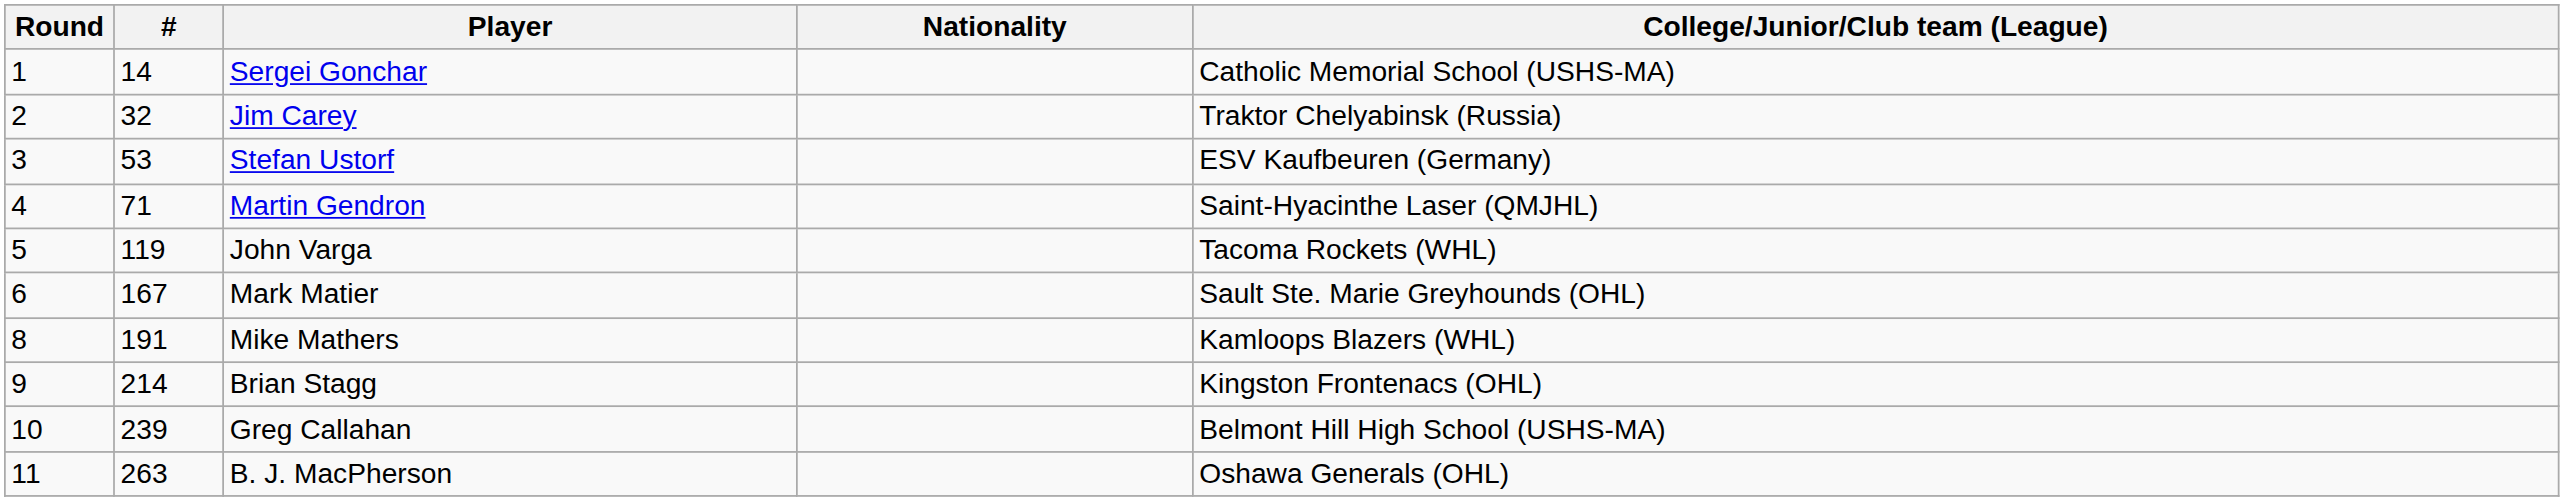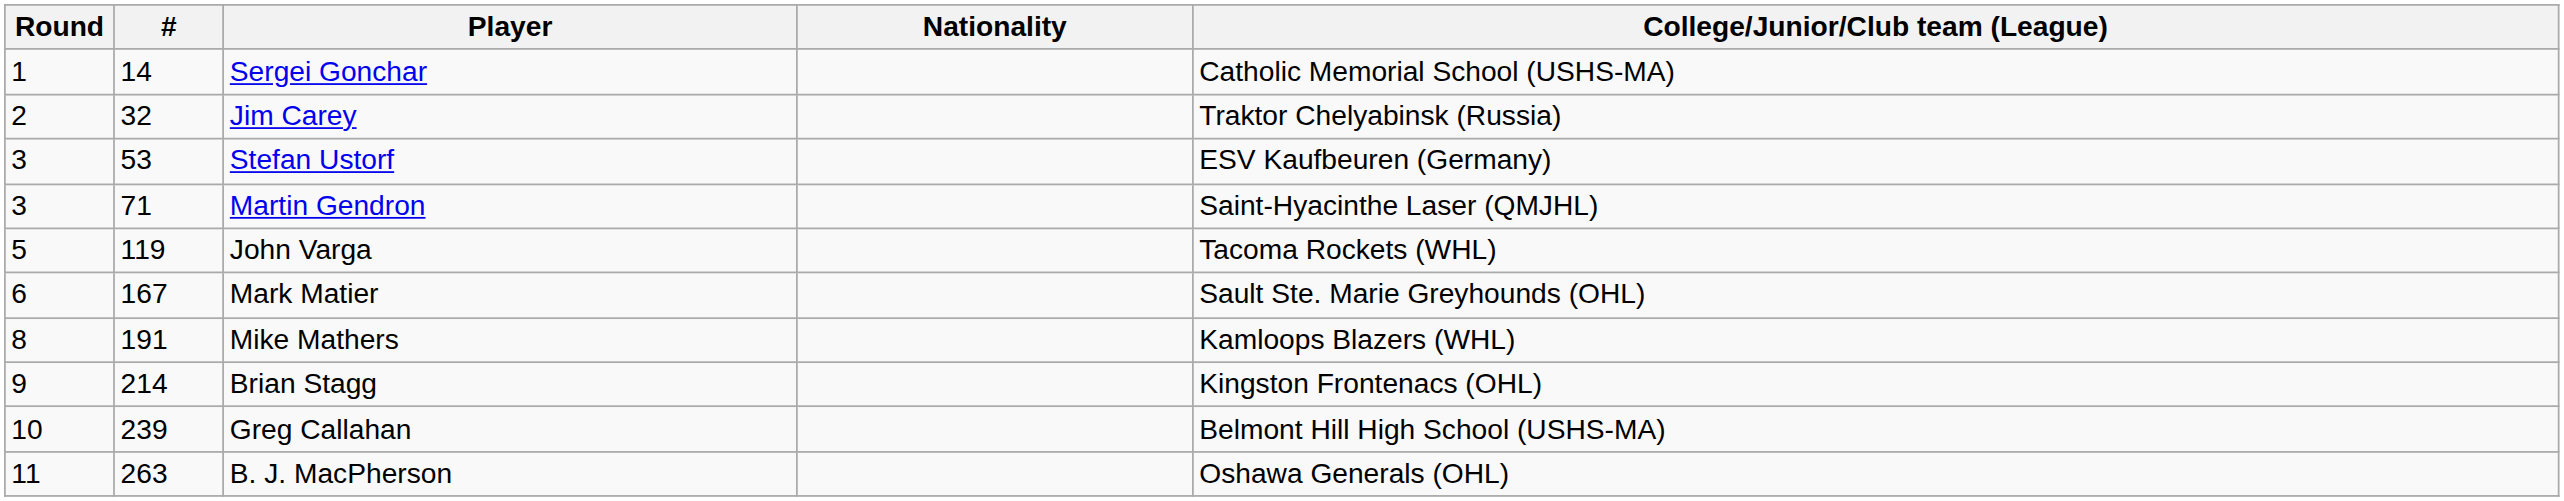(19, 205) 4 -> (19, 205) 3
